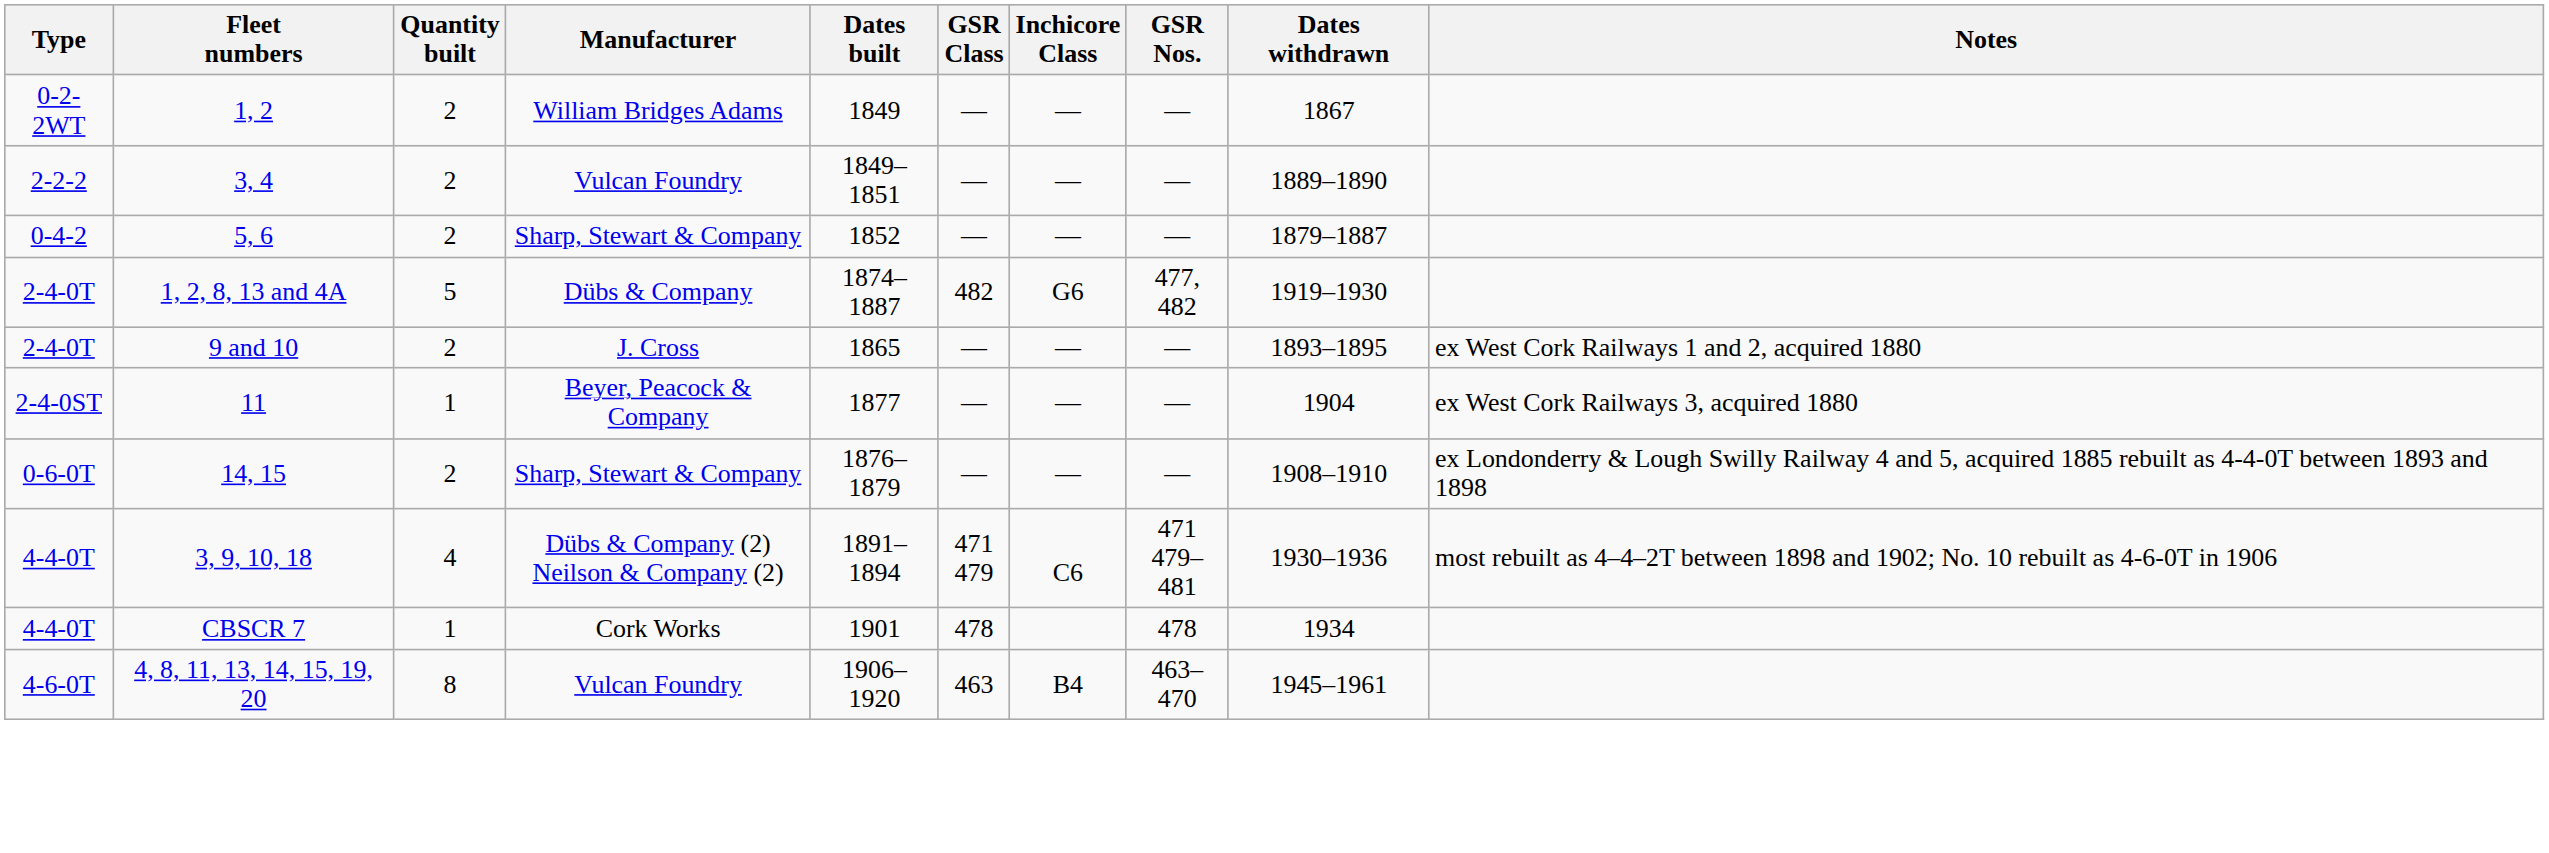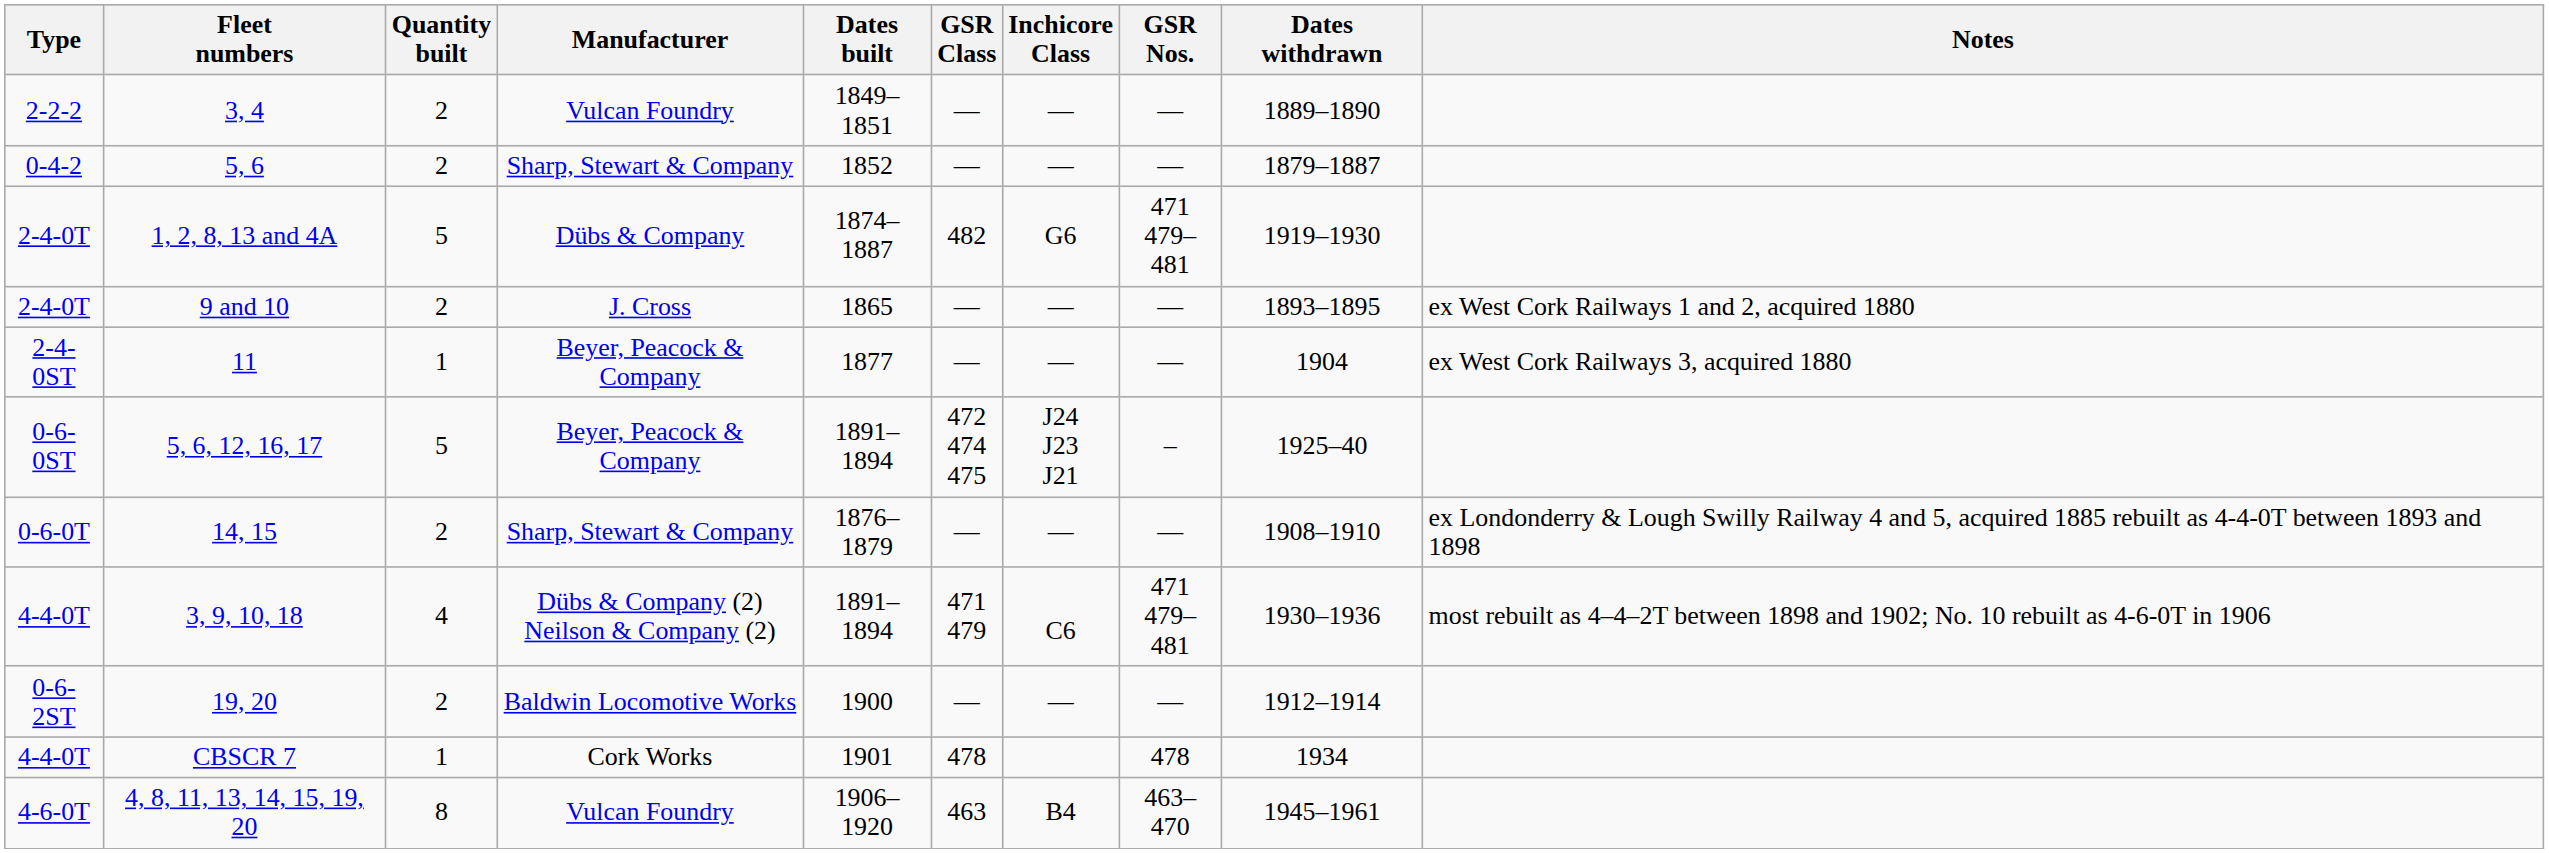- row: (254, 109)
(1177, 291) 477, 482 -> (1170, 235) 471 479–481
+ row: (244, 446)
+ row: (244, 701)
